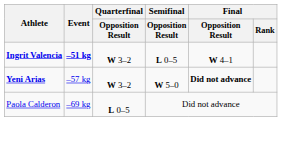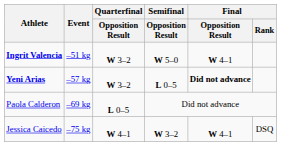(79, 55) bold -> (78, 55) normal
(167, 60) L 0–5 -> (166, 60) W 5–0
(167, 85) W 5–0 -> (166, 85) L 0–5
+ row: (34, 129)
